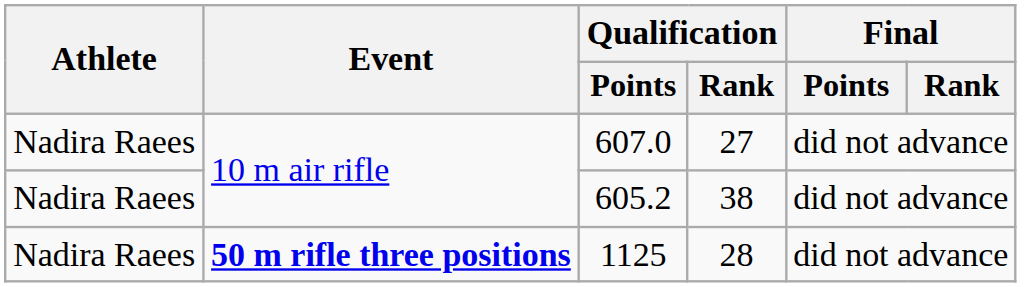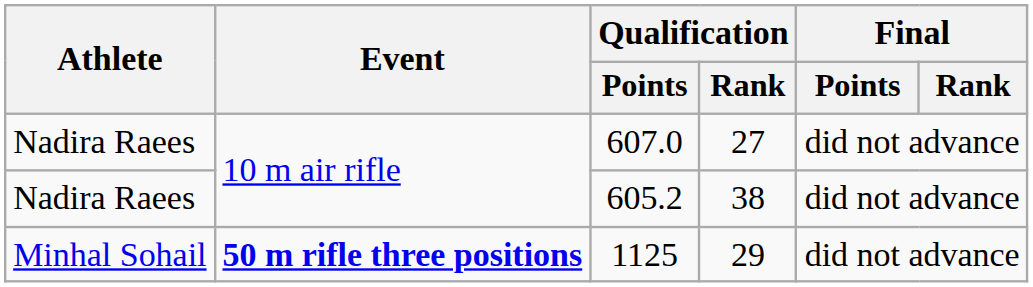(104, 254) Nadira Raees -> (110, 254) Minhal Sohail
(737, 254) 28 -> (748, 254) 29
